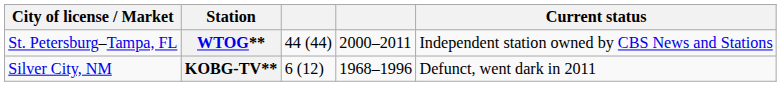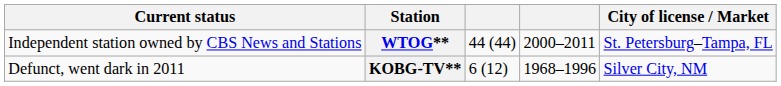columns swapped: (93, 17) <-> (596, 17)
